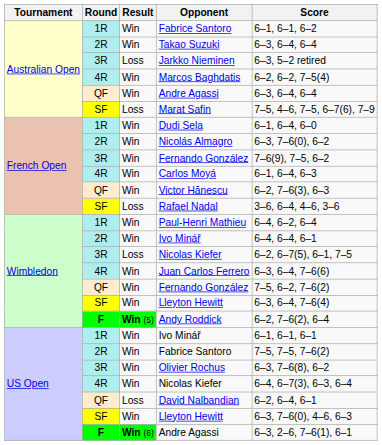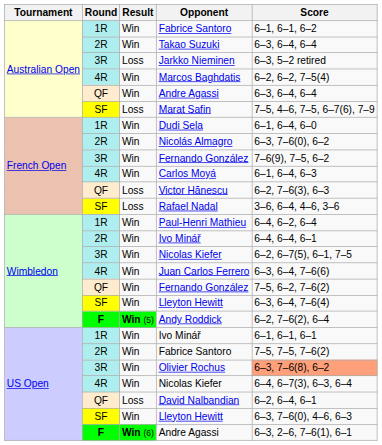(131, 190) Win -> (133, 190) Loss
(133, 255) Loss -> (131, 255) Win
(292, 368) no background -> (292, 368) lightsalmon background
